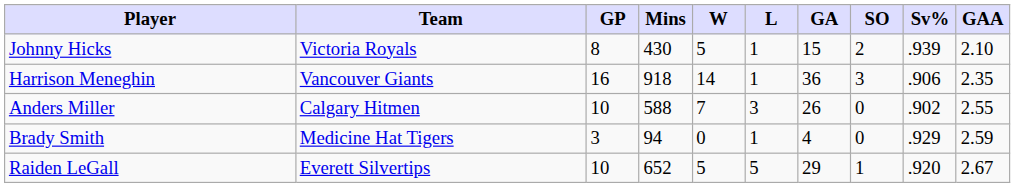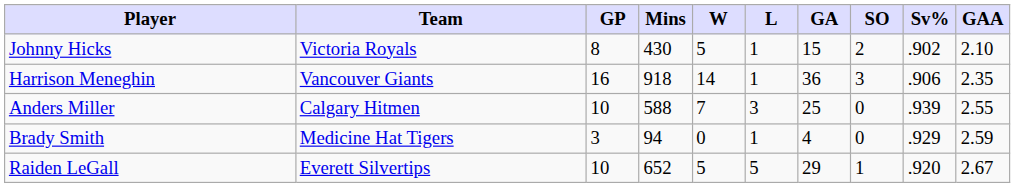(924, 49) .939 -> (924, 49) .902
(811, 108) 26 -> (811, 108) 25
(924, 108) .902 -> (924, 108) .939
